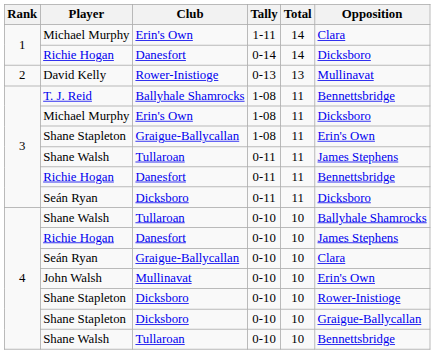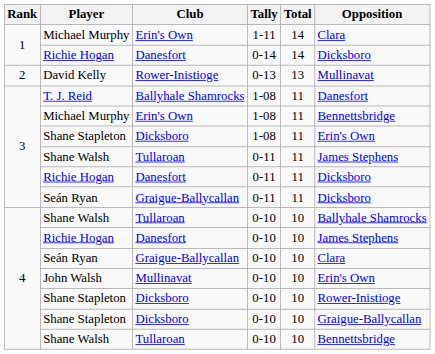(356, 95) Bennettsbridge -> (343, 95) Danesfort
(344, 116) Dicksboro -> (356, 116) Bennettsbridge
(187, 136) Graigue-Ballycallan -> (162, 136) Dicksboro
(356, 177) Bennettsbridge -> (344, 177) Dicksboro
(162, 197) Dicksboro -> (187, 197) Graigue-Ballycallan
